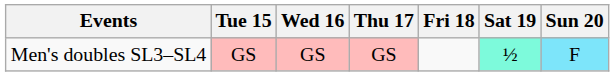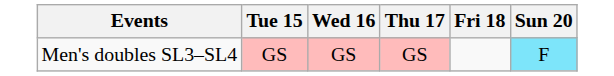- column: (510, 20)
